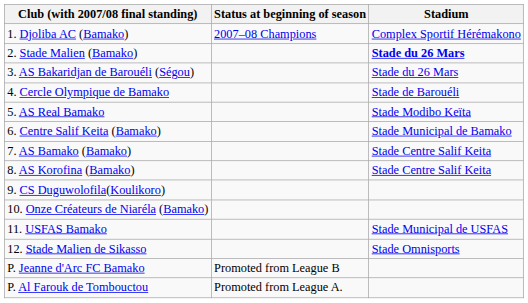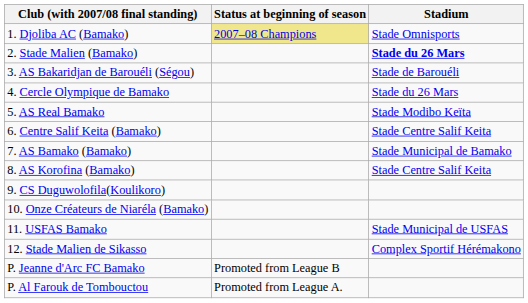(265, 33) no background -> (265, 33) khaki background
(446, 33) Complex Sportif Hérémakono -> (416, 33) Stade Omnisports
(415, 72) Stade du 26 Mars -> (416, 72) Stade de Barouéli
(416, 92) Stade de Barouéli -> (415, 92) Stade du 26 Mars
(442, 131) Stade Municipal de Bamako -> (431, 131) Stade Centre Salif Keita
(431, 151) Stade Centre Salif Keita -> (442, 151) Stade Municipal de Bamako
(416, 248) Stade Omnisports -> (446, 248) Complex Sportif Hérémakono
